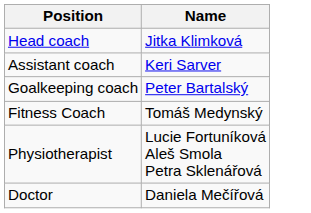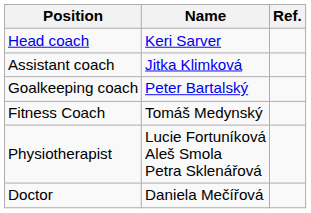+ column: (287, 16)
(194, 40) Jitka Klimková -> (183, 40) Keri Sarver
(183, 64) Keri Sarver -> (194, 64) Jitka Klimková
